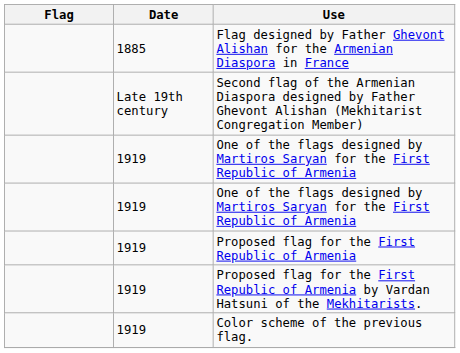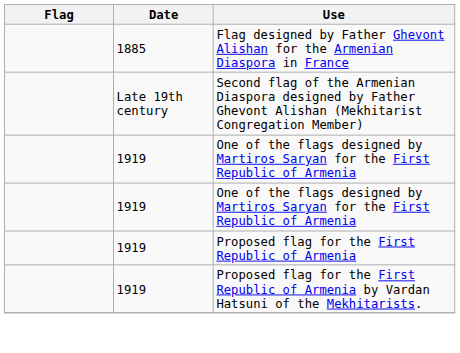- row: (131, 330)
